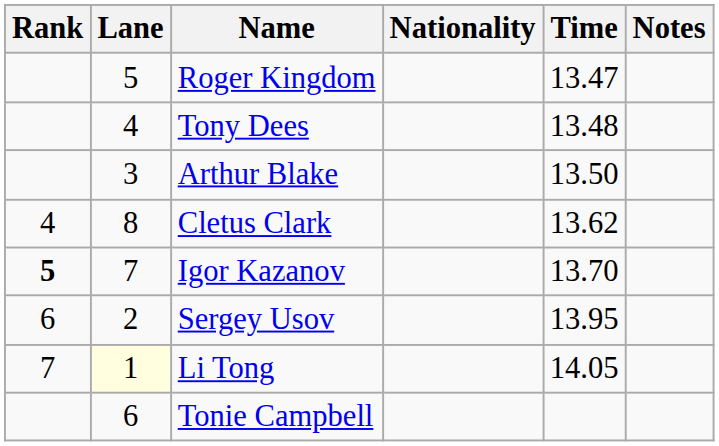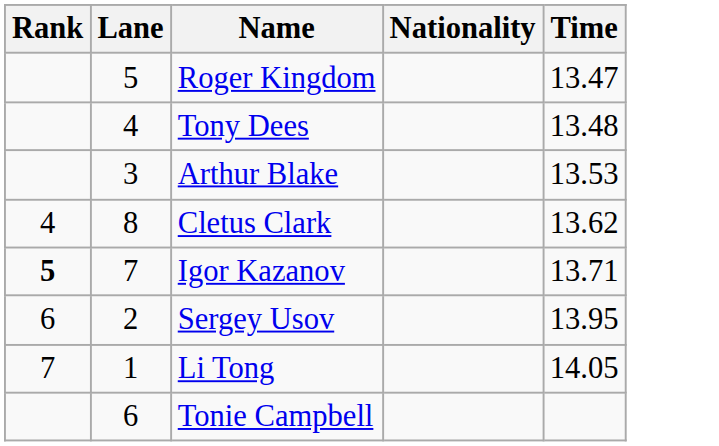- column: (669, 28)
(584, 174) 13.50 -> (584, 174) 13.53
(584, 271) 13.70 -> (584, 271) 13.71
(131, 367) lightyellow background -> (131, 367) no background
